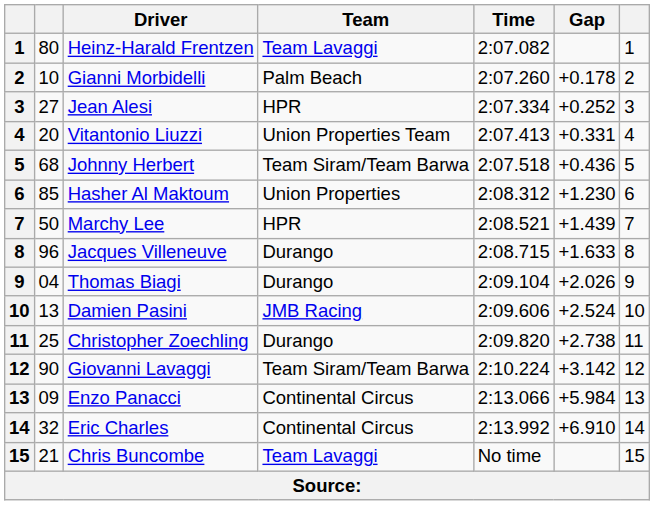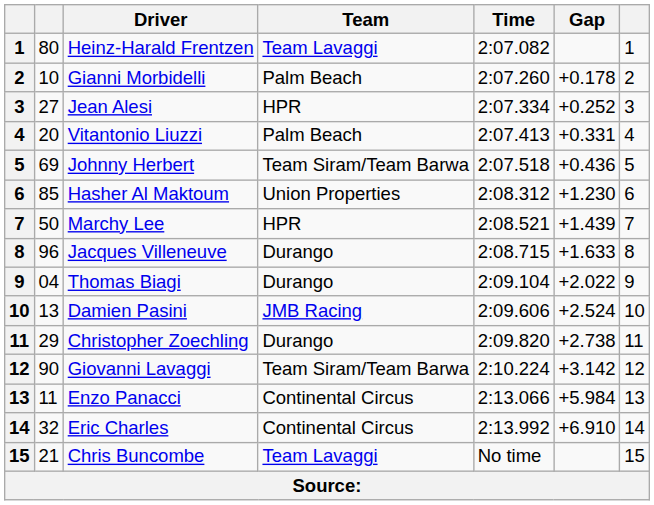(356, 135) Union Properties Team -> (312, 135) Palm Beach
(49, 165) 68 -> (49, 165) 69
(587, 281) +2.026 -> (587, 281) +2.022
(49, 340) 25 -> (49, 340) 29
(49, 398) 09 -> (48, 398) 11
